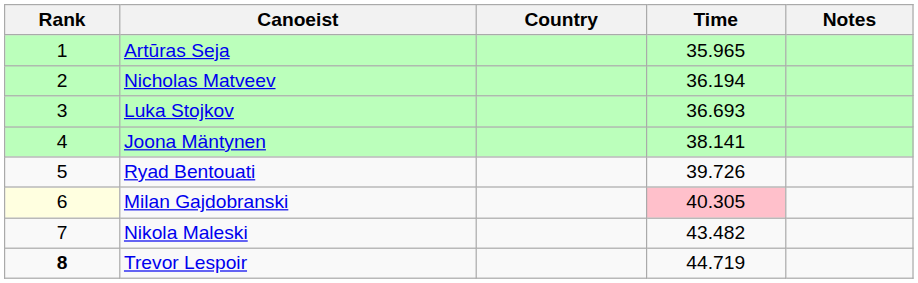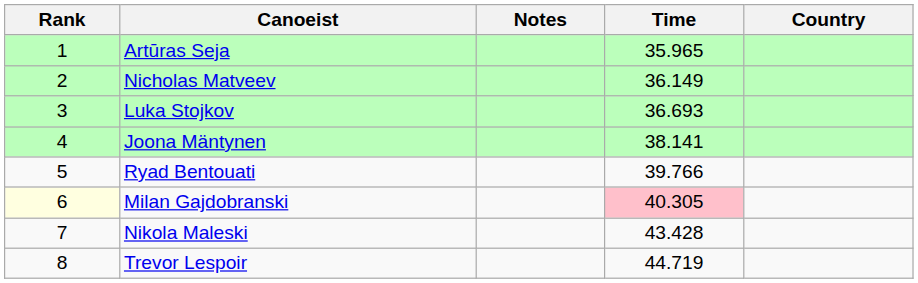columns swapped: (561, 19) <-> (849, 19)
(716, 80) 36.194 -> (674, 80) 36.149
(716, 171) 39.726 -> (674, 171) 39.766
(716, 232) 43.482 -> (674, 232) 43.428
(62, 263) bold -> (62, 263) normal
